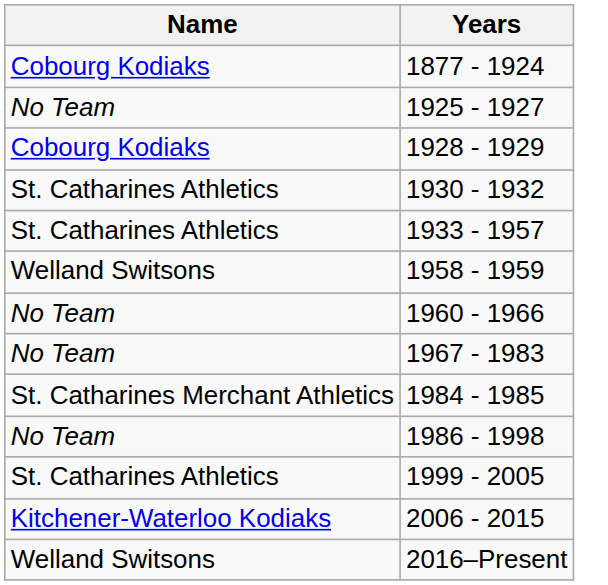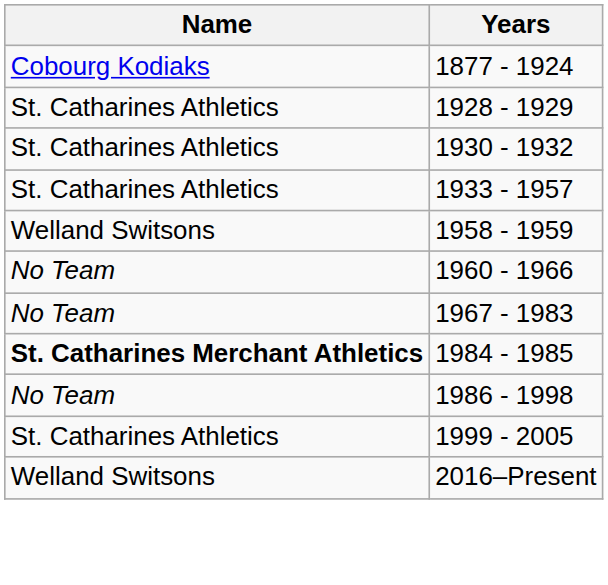- row: (475, 107)
(110, 148) Cobourg Kodiaks -> (145, 107) St. Catharines Athletics
(202, 395) normal -> (217, 353) bold
- row: (475, 518)
